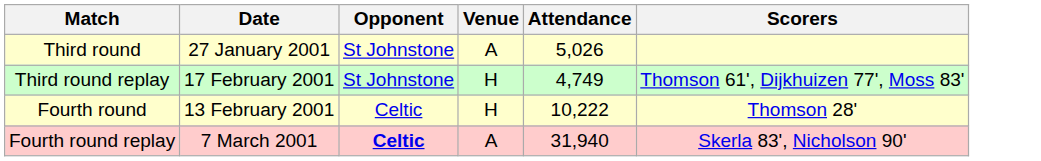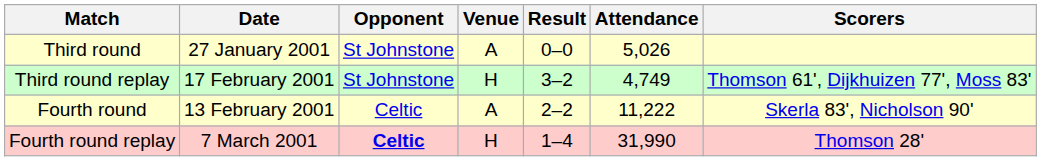+ column: (557, 19)
(491, 110) H -> (491, 110) A
(580, 110) 10,222 -> (647, 110) 11,222
(802, 110) Thomson 28' -> (869, 110) Skerla 83', Nicholson 90'
(491, 140) A -> (491, 140) H
(580, 140) 31,940 -> (647, 140) 31,990
(802, 140) Skerla 83', Nicholson 90' -> (869, 140) Thomson 28'
